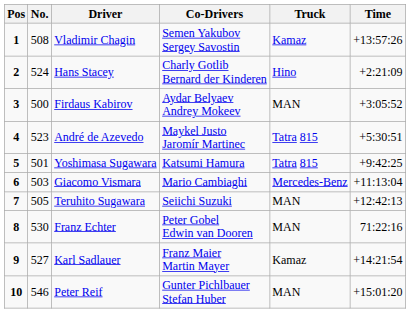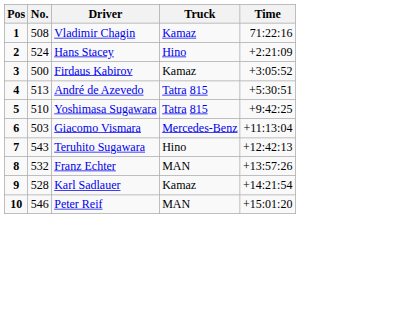- column: (214, 14)
(378, 39) +13:57:26 -> (271, 33) 71:22:16
(286, 104) MAN -> (179, 71) Kamaz
(40, 137) 523 -> (40, 90) 513
(40, 163) 501 -> (40, 109) 510
(40, 201) 505 -> (40, 147) 543
(286, 201) MAN -> (174, 147) Hino
(40, 227) 530 -> (40, 166) 532
(381, 227) 71:22:16 -> (268, 166) +13:57:26
(40, 259) 527 -> (40, 185) 528
